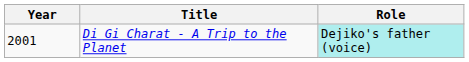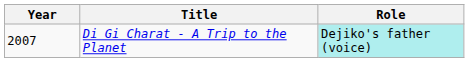(22, 41) 2001 -> (22, 41) 2007
